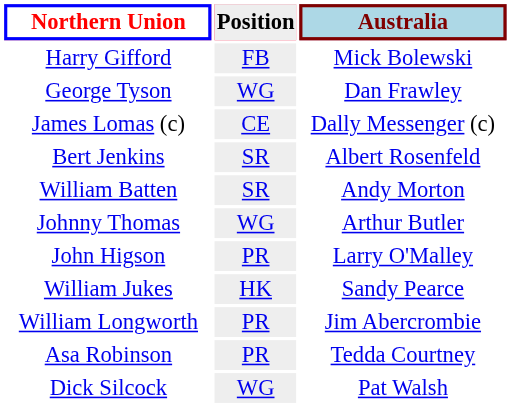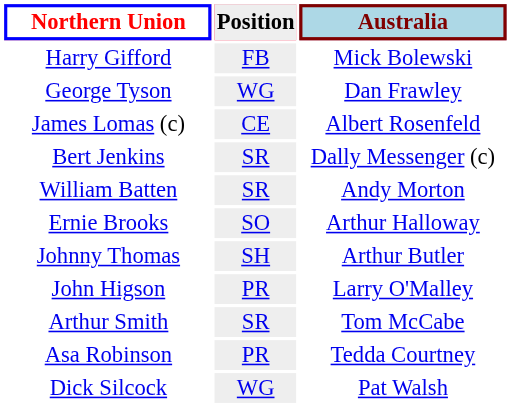(403, 123) Dally Messenger (c) -> (403, 123) Albert Rosenfeld
(403, 156) Albert Rosenfeld -> (403, 156) Dally Messenger (c)
+ row: (108, 222)
(256, 222) WG -> (256, 255) SH
- row: (108, 288)
- row: (108, 321)
+ row: (108, 321)
